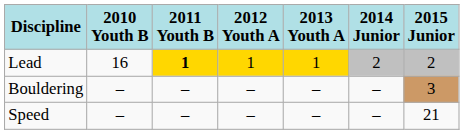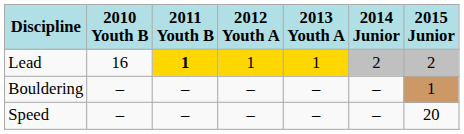(431, 89) 3 -> (431, 89) 1
(431, 115) 21 -> (431, 115) 20
